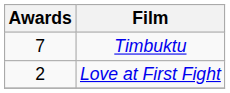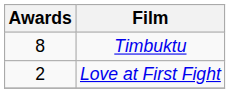(40, 46) 7 -> (40, 46) 8
